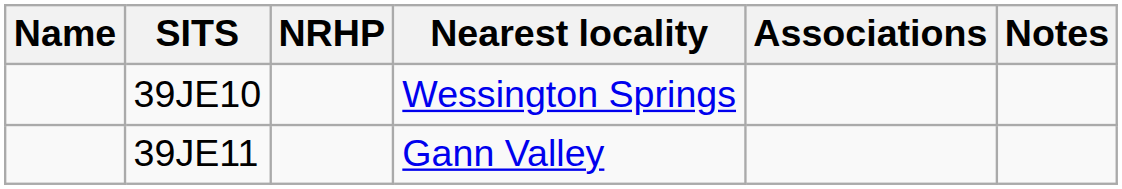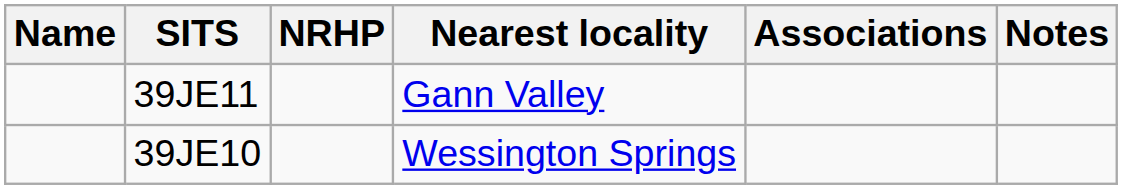rows swapped: (197, 93) <-> (196, 153)
